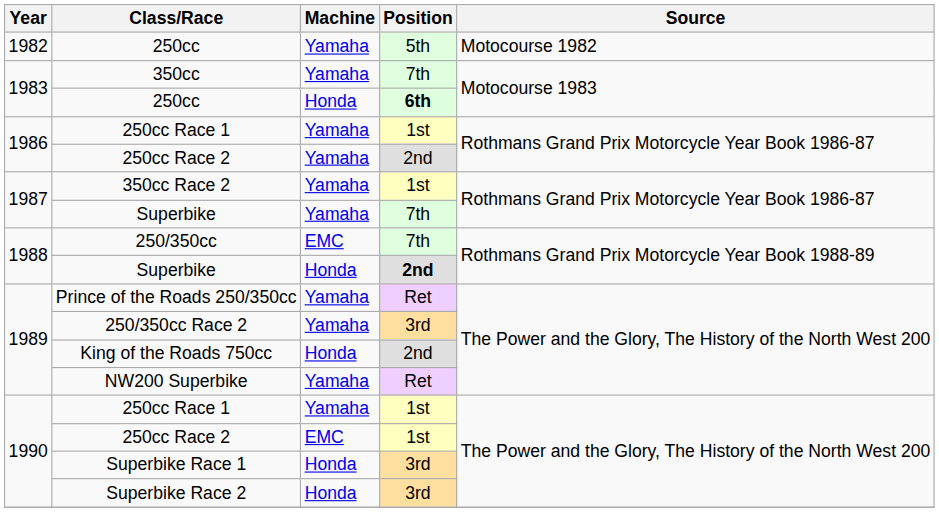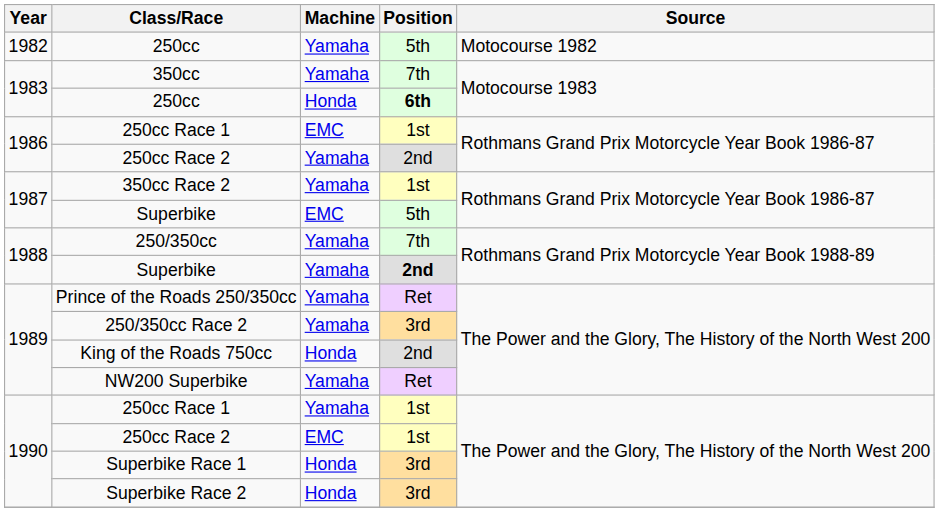(337, 130) Yamaha -> (324, 130) EMC
(337, 213) Yamaha -> (324, 213) EMC
(418, 213) 7th -> (418, 213) 5th
(324, 241) EMC -> (337, 241) Yamaha
(331, 269) Honda -> (337, 269) Yamaha
